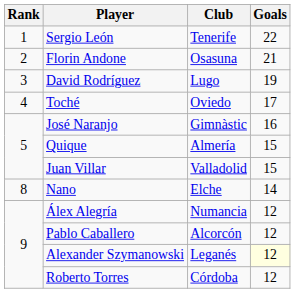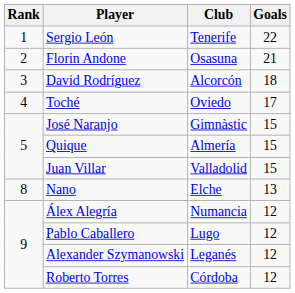(205, 80) Lugo -> (216, 80) Alcorcón
(270, 80) 19 -> (270, 80) 18
(270, 124) 16 -> (270, 124) 15
(270, 189) 14 -> (270, 189) 13
(216, 233) Alcorcón -> (205, 233) Lugo
(270, 255) lightyellow background -> (270, 255) no background
